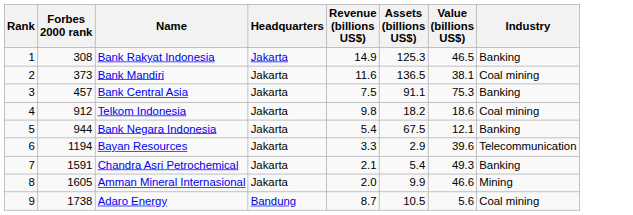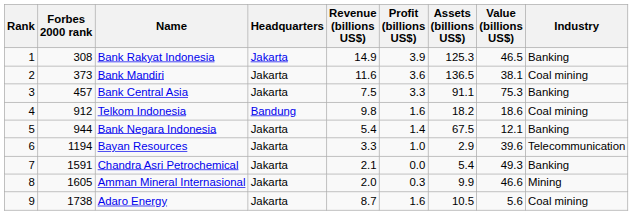+ column: (403, 26)
(269, 111) Jakarta -> (273, 111) Bandung
(273, 201) Bandung -> (269, 201) Jakarta
